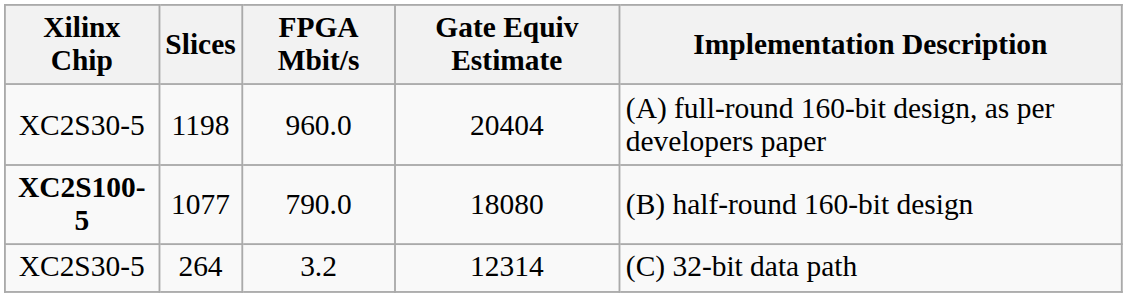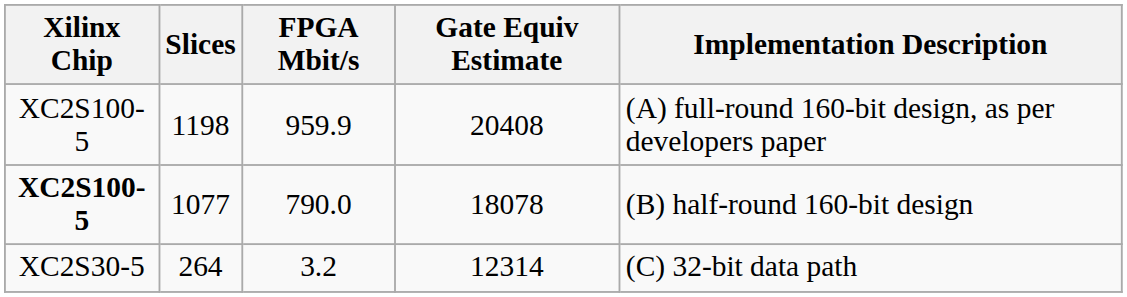(82, 124) XC2S30-5 -> (82, 124) XC2S100-5
(319, 124) 960.0 -> (319, 124) 959.9
(507, 124) 20404 -> (507, 124) 20408
(507, 204) 18080 -> (507, 204) 18078
